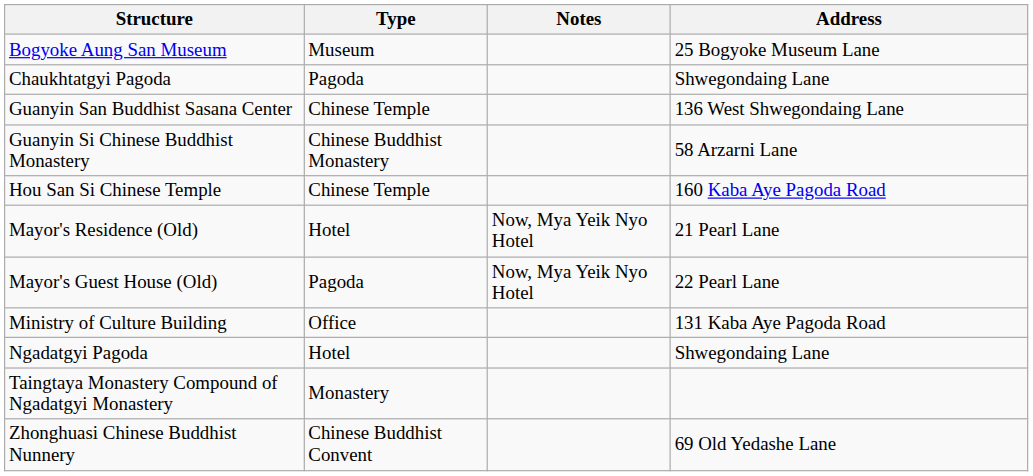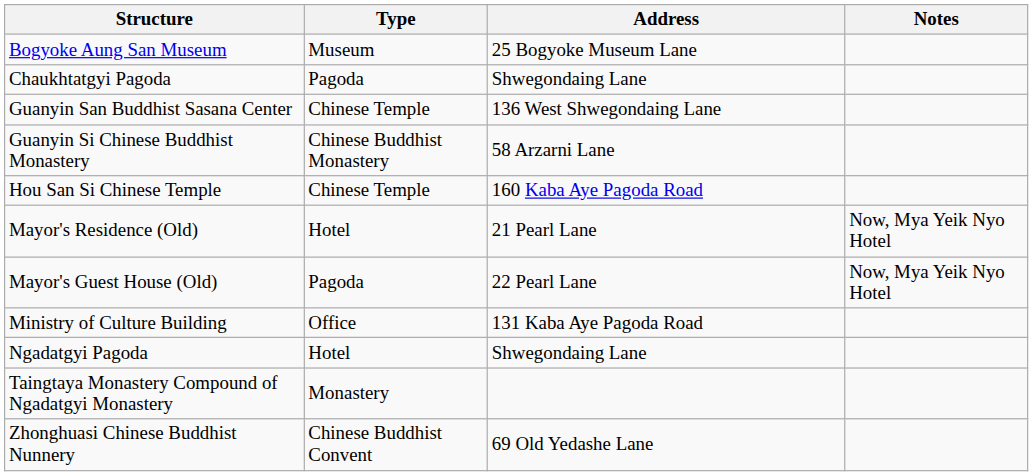columns swapped: (849, 19) <-> (579, 19)
